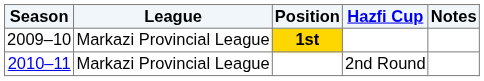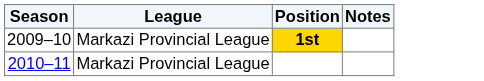- column: (385, 16)
